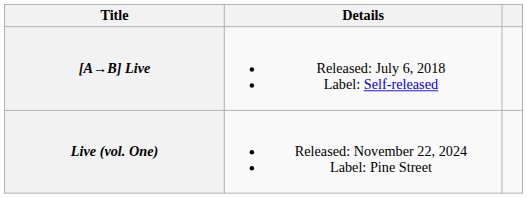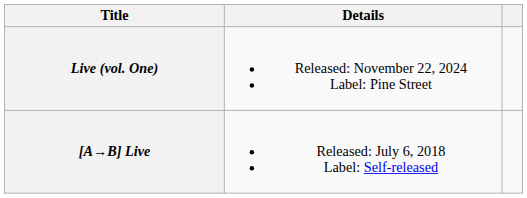rows swapped: (115, 68) <-> (115, 151)
